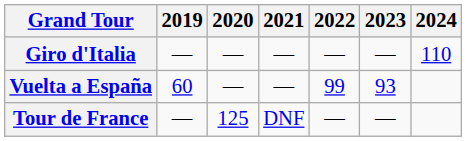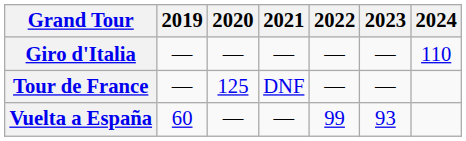rows swapped: (81, 119) <-> (81, 86)
